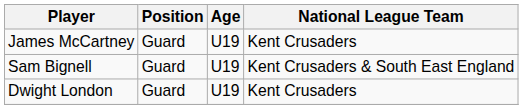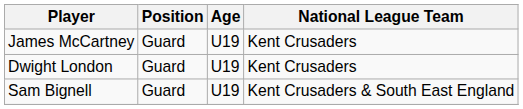rows swapped: (60, 91) <-> (50, 66)
